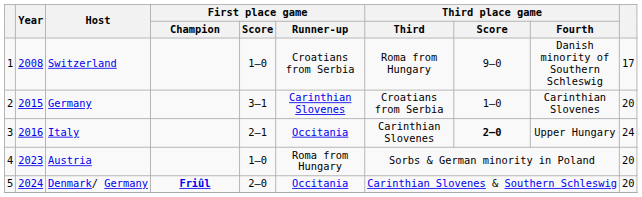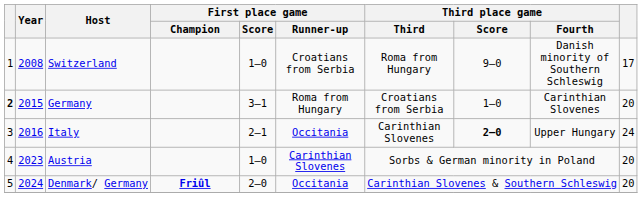(10, 105) normal -> (10, 105) bold
(320, 105) Carinthian Slovenes -> (320, 105) Roma from Hungary
(320, 162) Roma from Hungary -> (320, 162) Carinthian Slovenes
